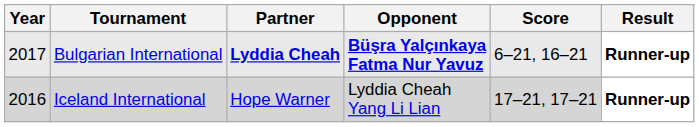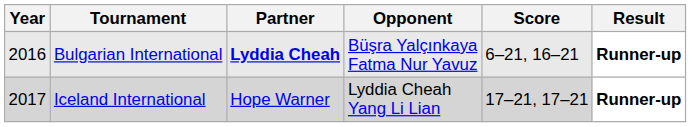(27, 54) 2017 -> (27, 54) 2016
(417, 54) bold -> (413, 54) normal
(27, 100) 2016 -> (27, 100) 2017
